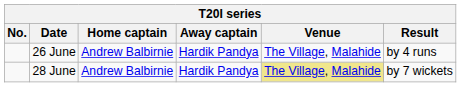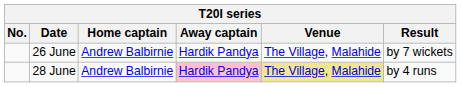(412, 52) by 4 runs -> (420, 52) by 7 wickets
(219, 71) no background -> (219, 71) pink background
(420, 71) by 7 wickets -> (412, 71) by 4 runs
